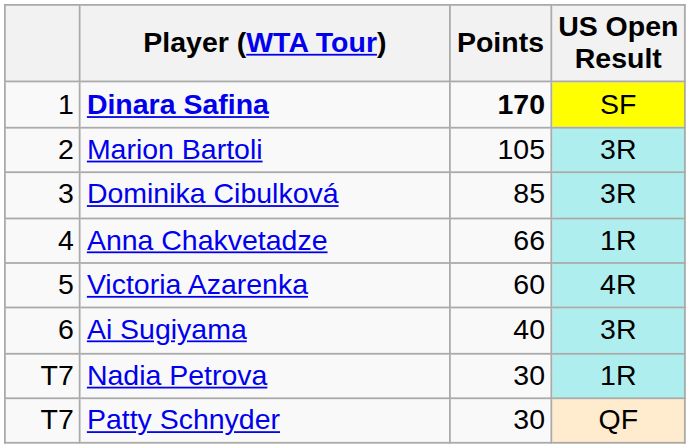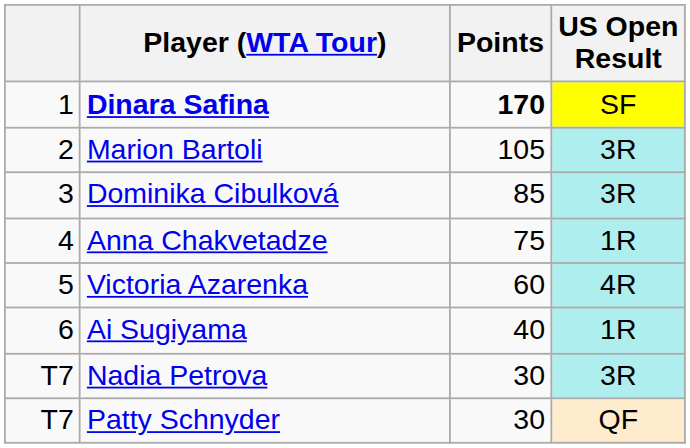(529, 239) 66 -> (529, 239) 75
(618, 330) 3R -> (618, 330) 1R
(618, 375) 1R -> (618, 375) 3R
